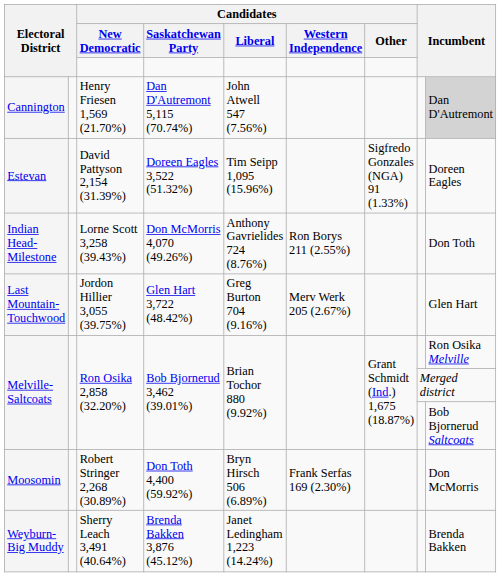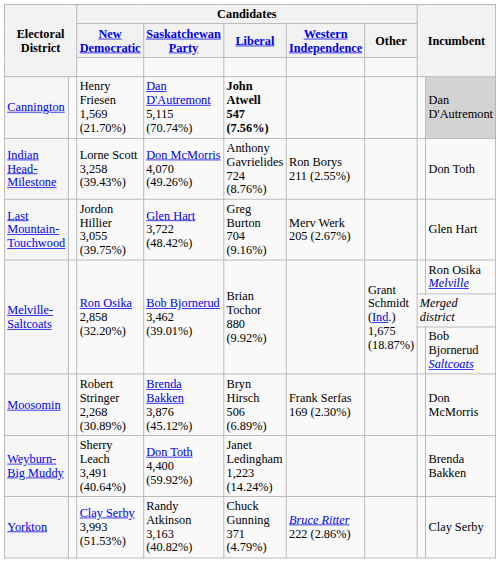(247, 107) normal -> (248, 107) bold
- row: (27, 175)
(169, 479) Don Toth 4,400 (59.92%) -> (169, 404) Brenda Bakken 3,876 (45.12%)
(169, 541) Brenda Bakken 3,876 (45.12%) -> (169, 466) Don Toth 4,400 (59.92%)
+ row: (27, 527)
